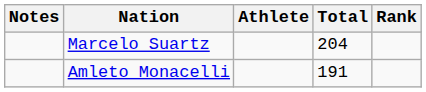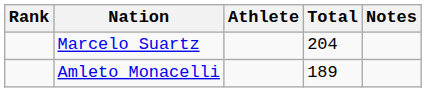columns swapped: (397, 19) <-> (34, 19)
(333, 73) 191 -> (322, 73) 189
